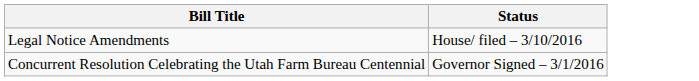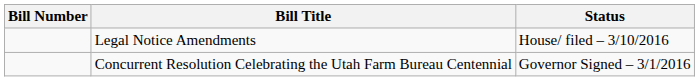+ column: (48, 16)
